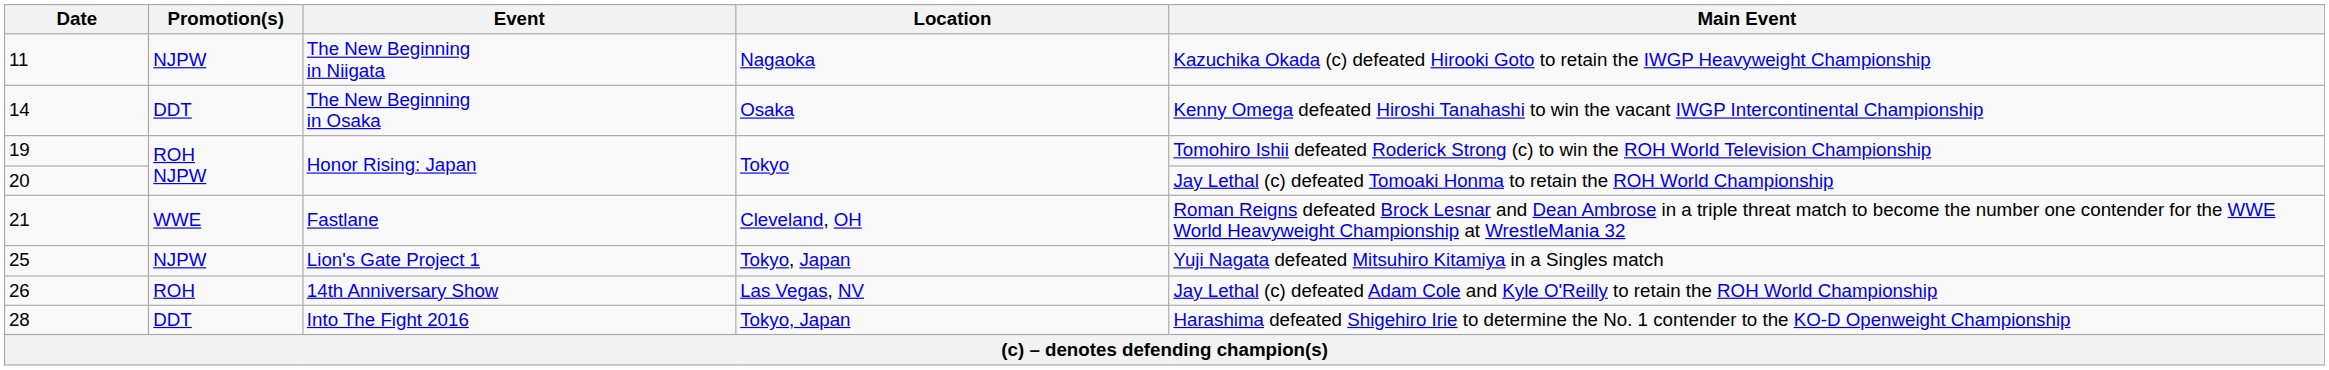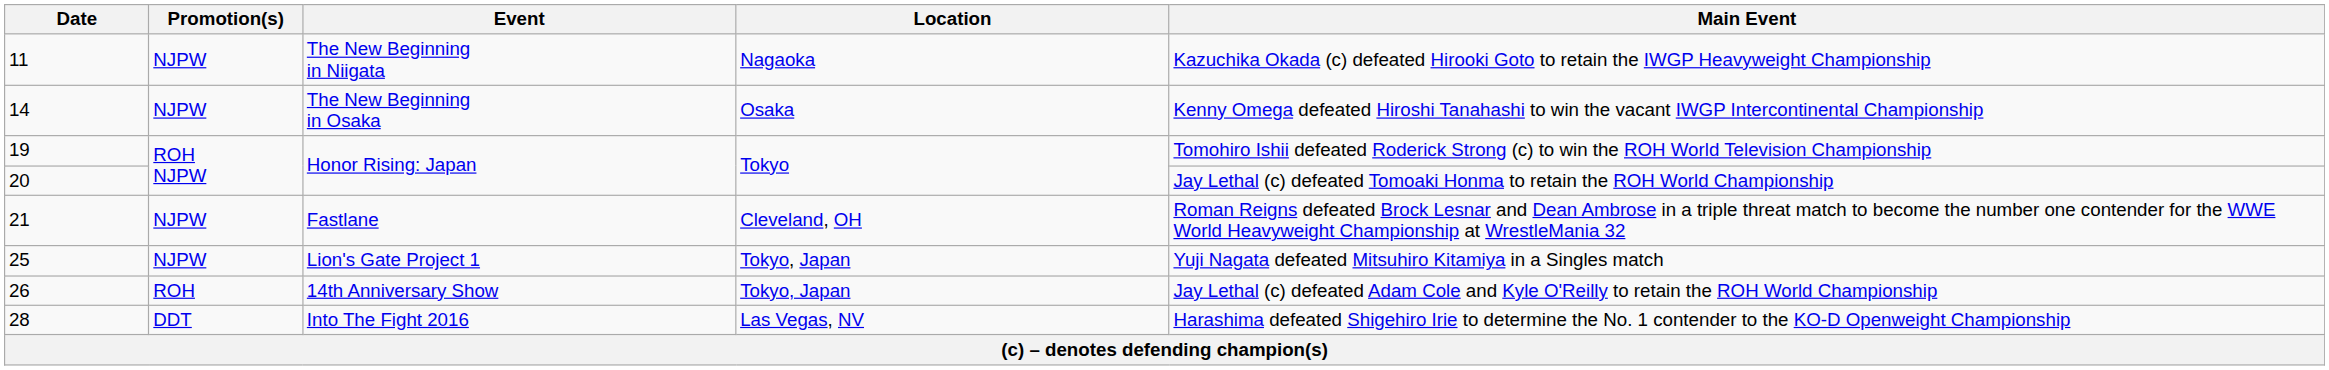(173, 110) DDT -> (180, 110) NJPW
(177, 220) WWE -> (180, 220) NJPW
(802, 290) Las Vegas, NV -> (795, 290) Tokyo, Japan
(795, 320) Tokyo, Japan -> (802, 320) Las Vegas, NV
